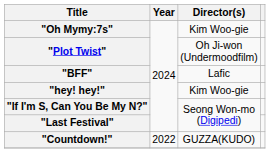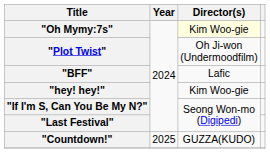(219, 29) no background -> (219, 29) lightyellow background
(164, 139) 2022 -> (164, 139) 2025
